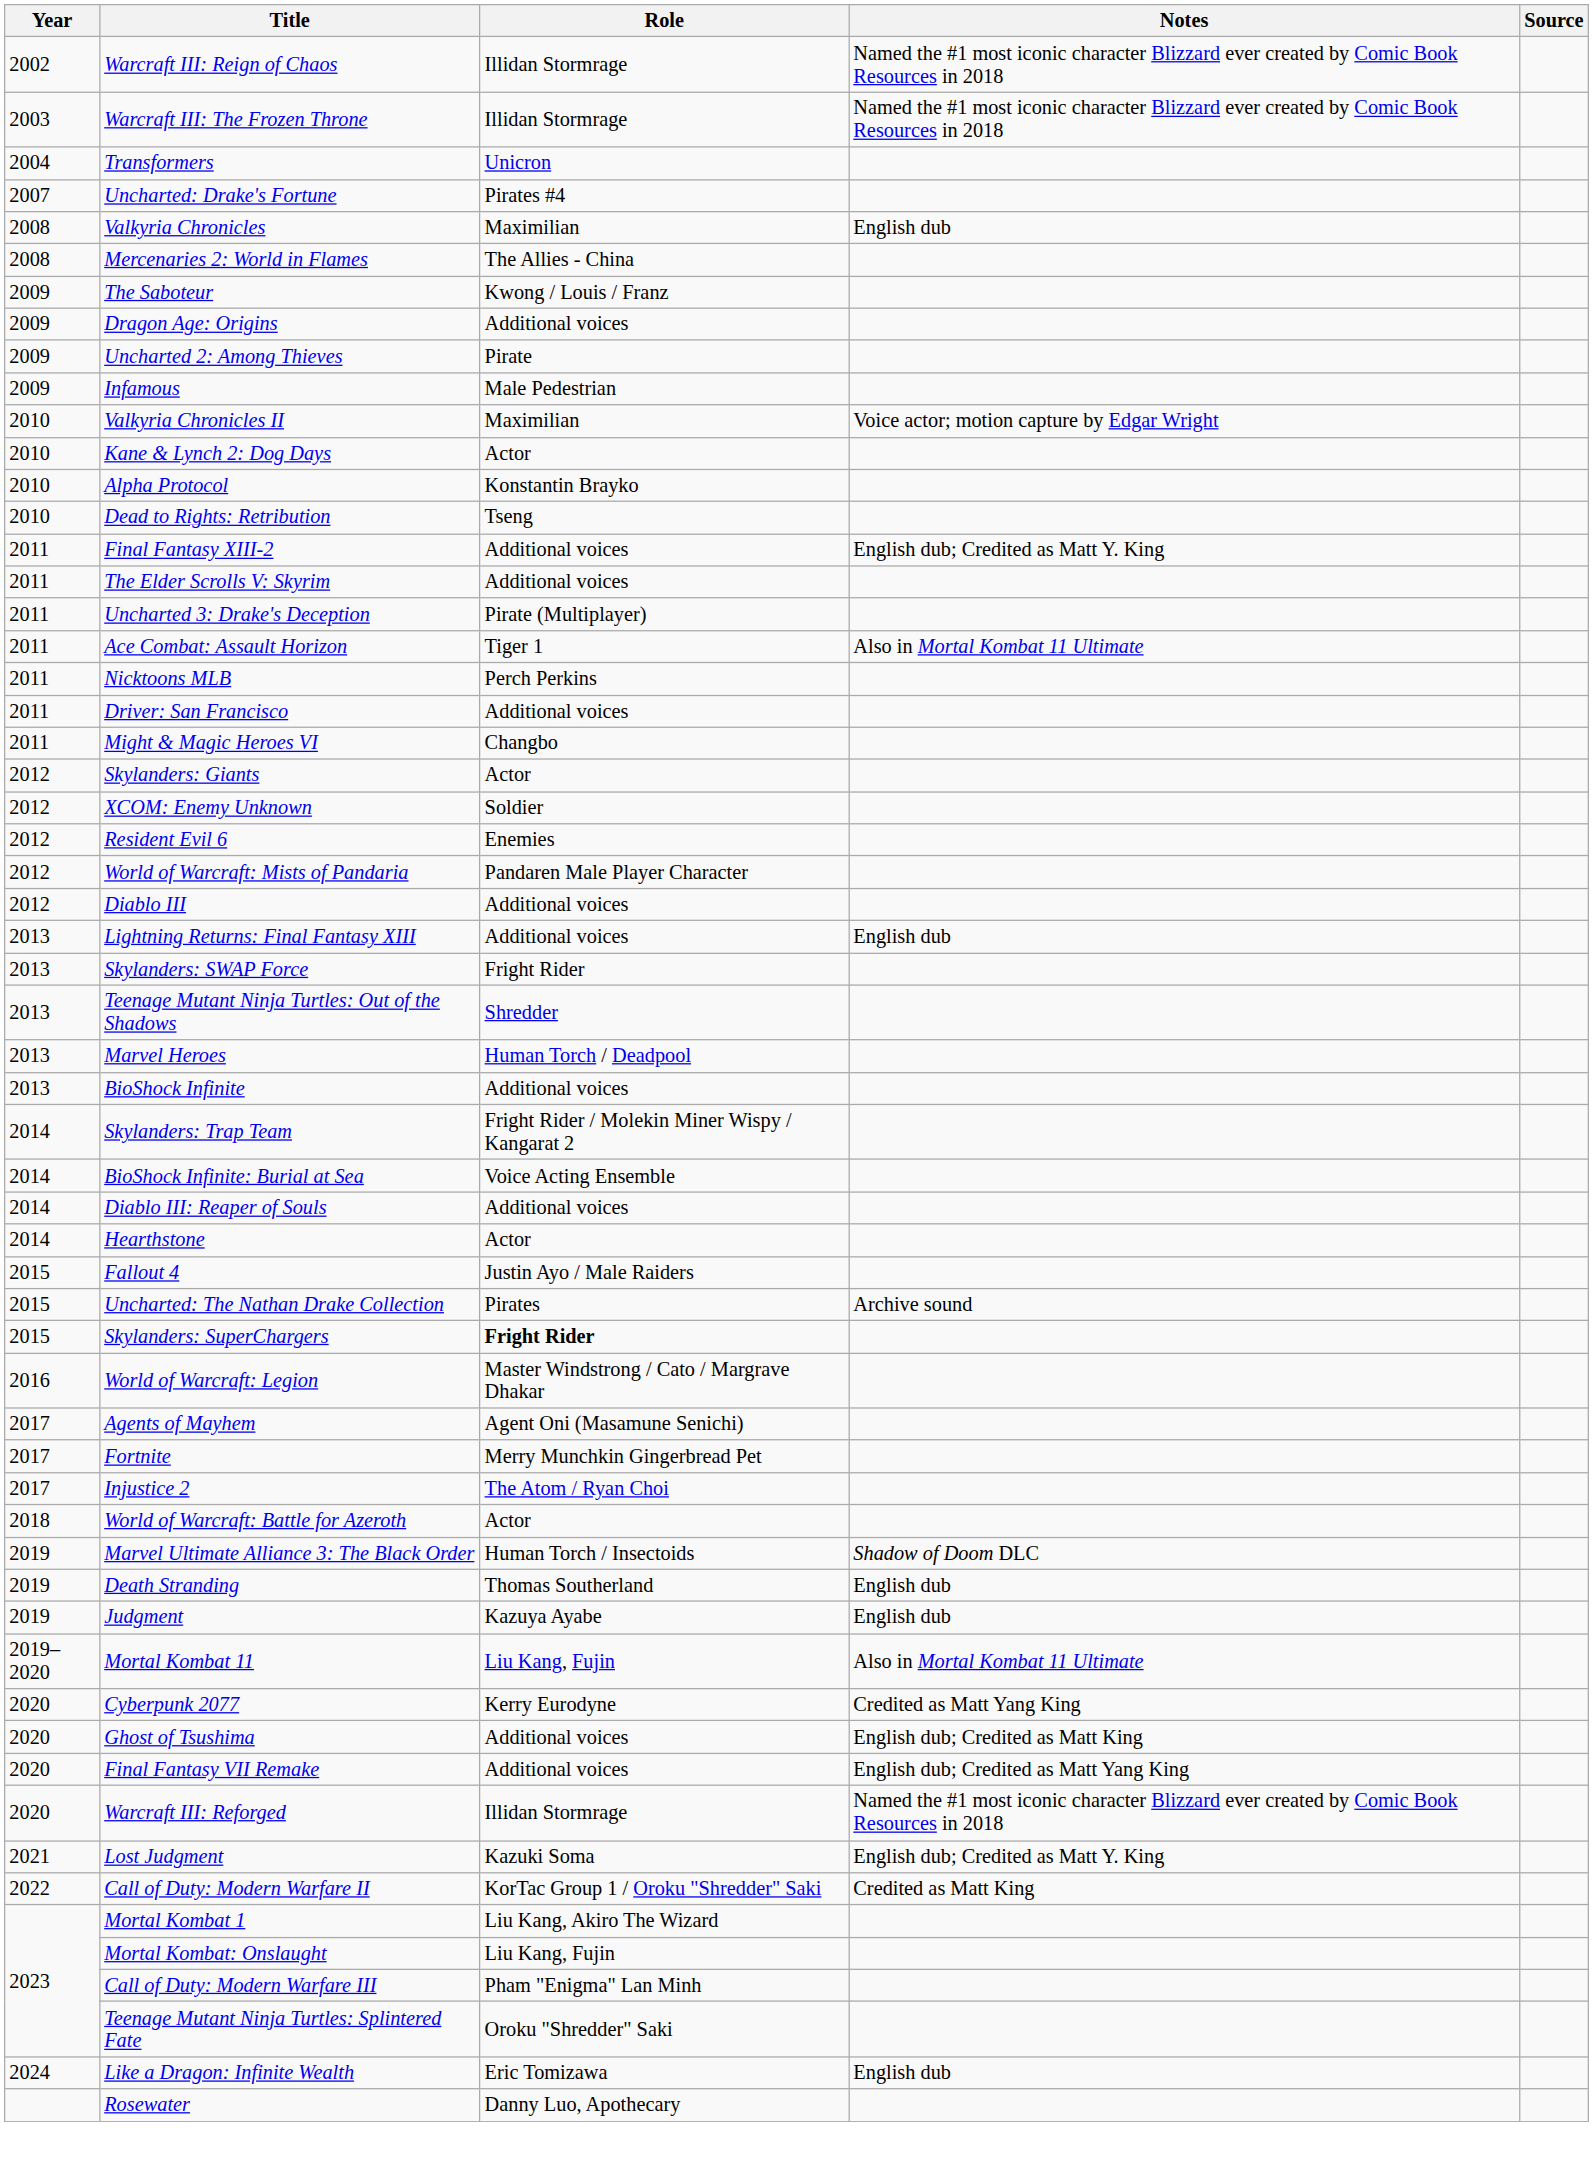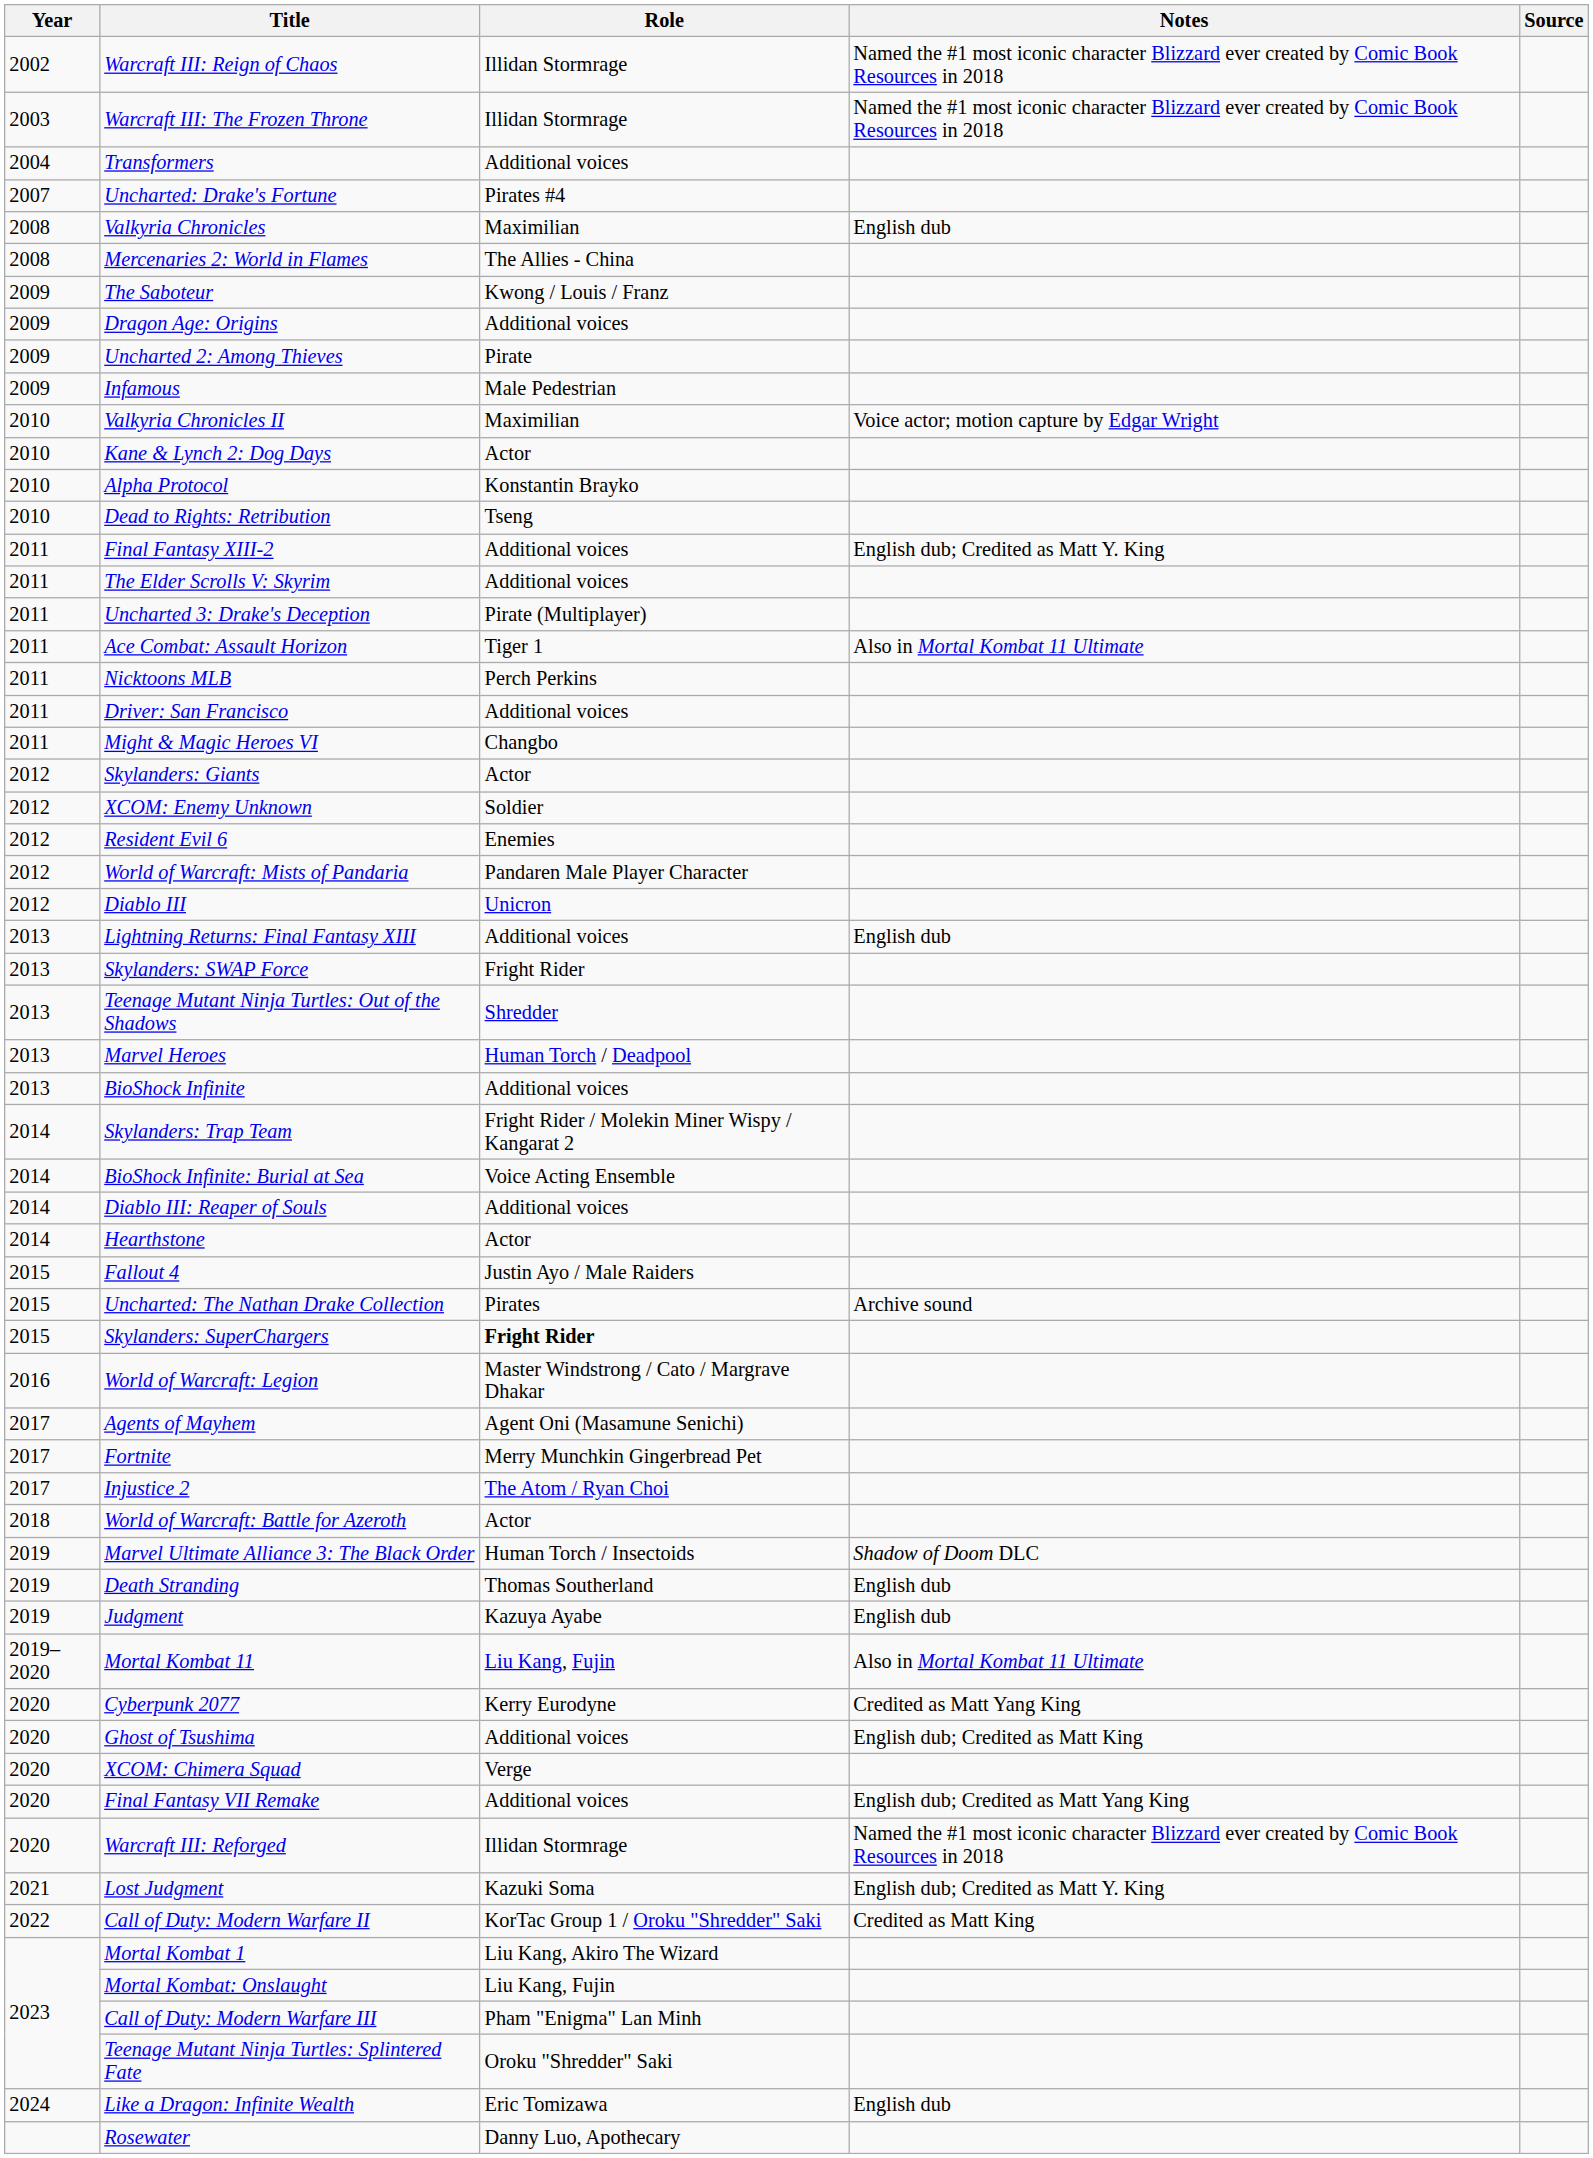(518, 163) Unicron -> (557, 163) Additional voices
(557, 904) Additional voices -> (518, 904) Unicron
+ row: (202, 1769)
